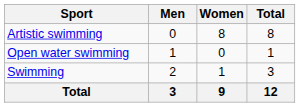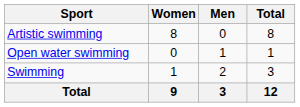columns swapped: (173, 14) <-> (222, 14)
